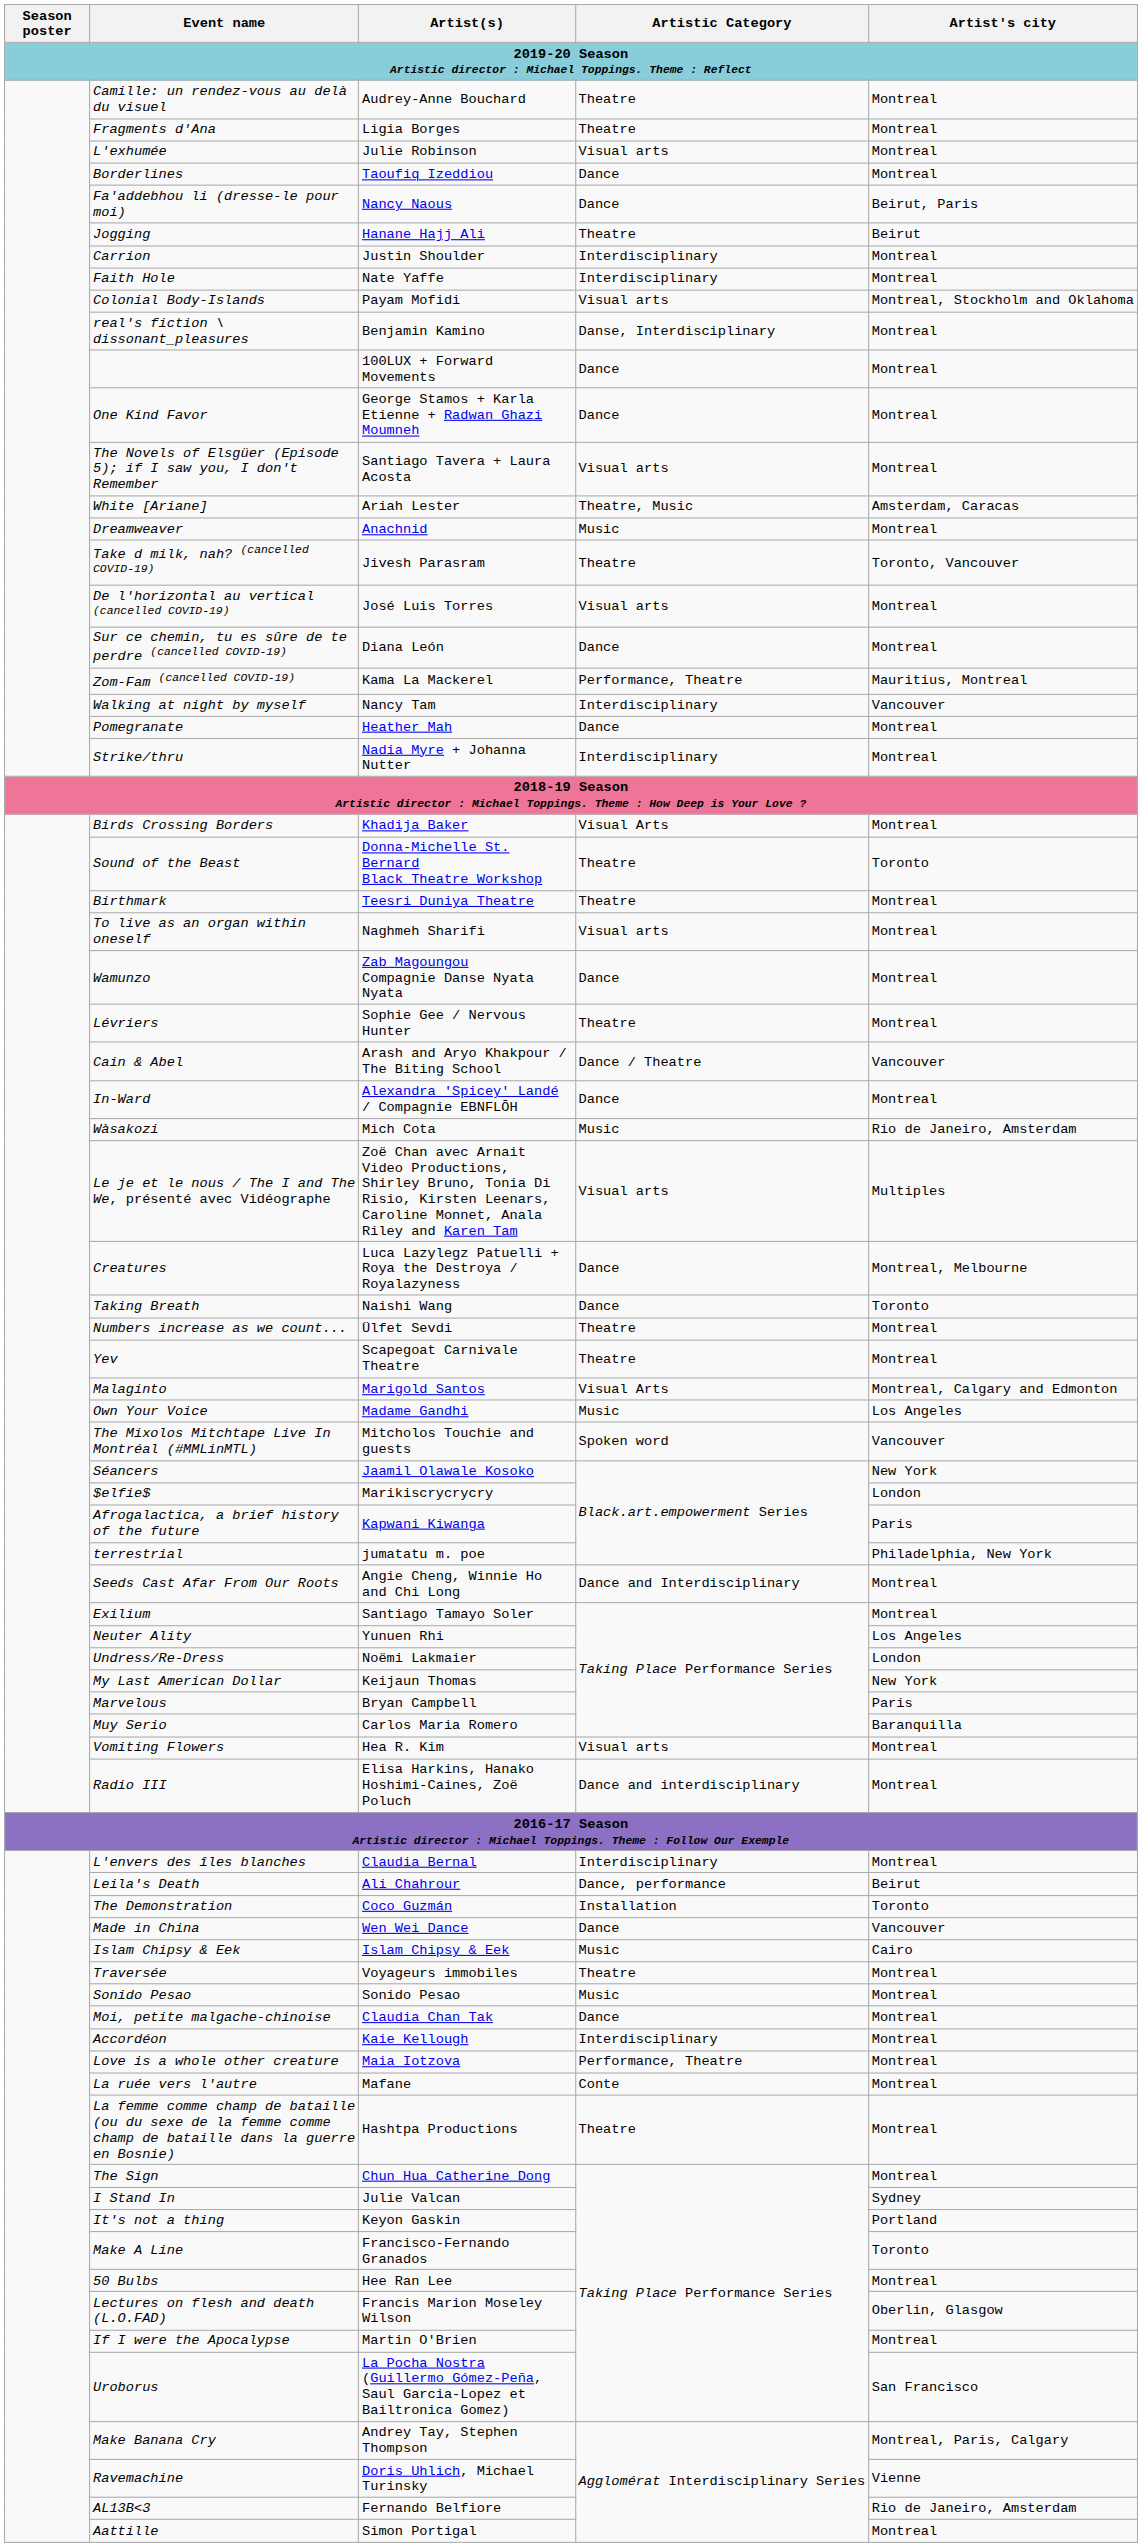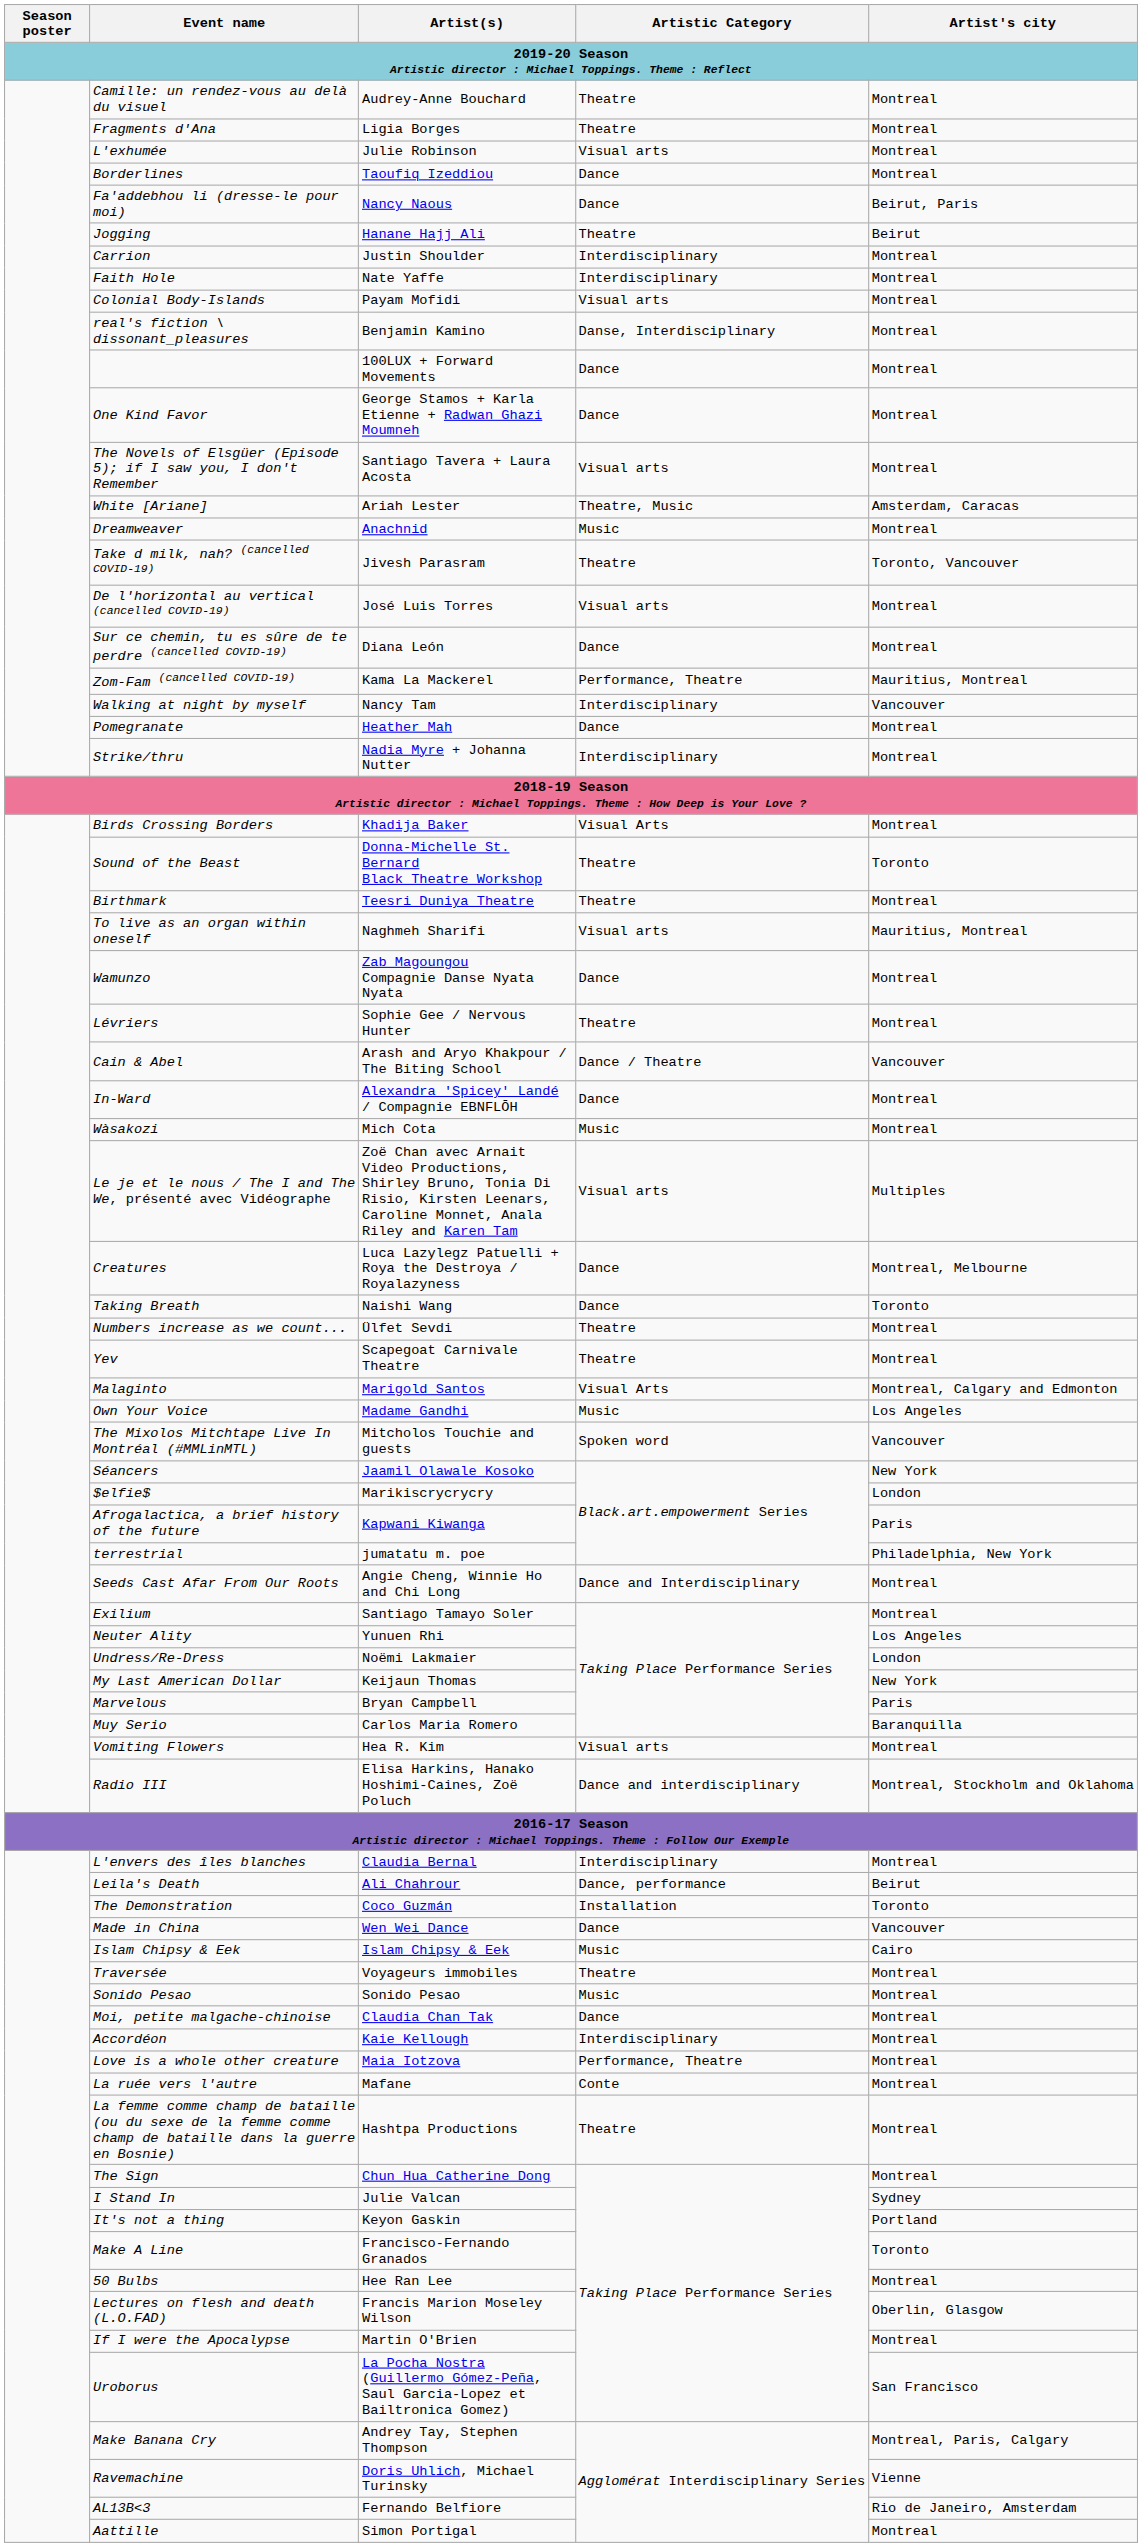(1003, 301) Montreal, Stockholm and Oklahoma -> (904, 301) Montreal
(904, 932) Montreal -> (950, 932) Mauritius, Montreal
(974, 1130) Rio de Janeiro, Amsterdam -> (904, 1130) Montreal
(904, 1786) Montreal -> (1003, 1786) Montreal, Stockholm and Oklahoma
